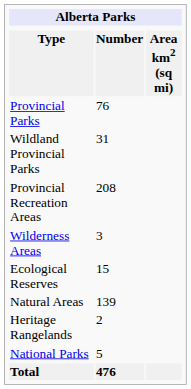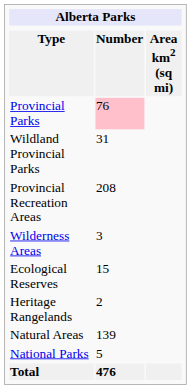(103, 105) no background -> (103, 105) pink background
rows swapped: (47, 301) <-> (41, 327)
